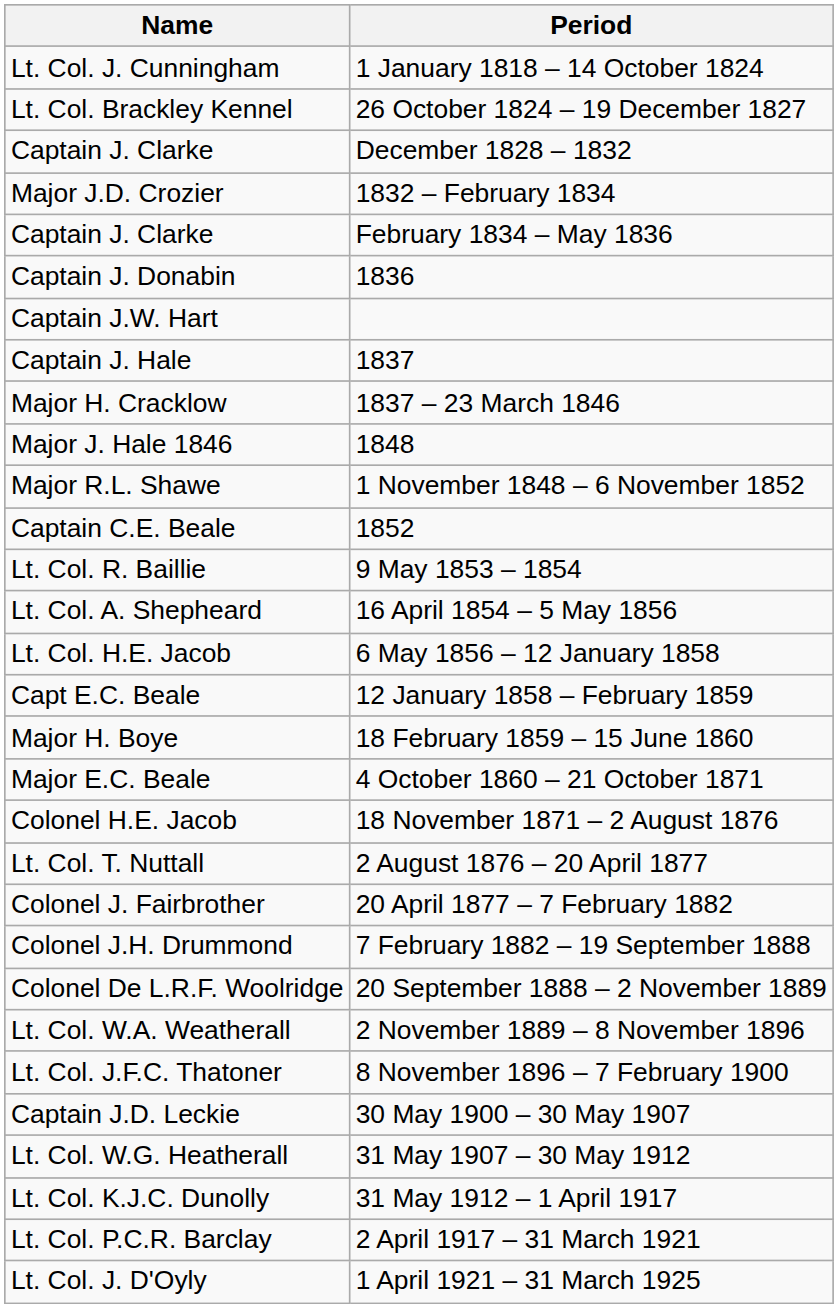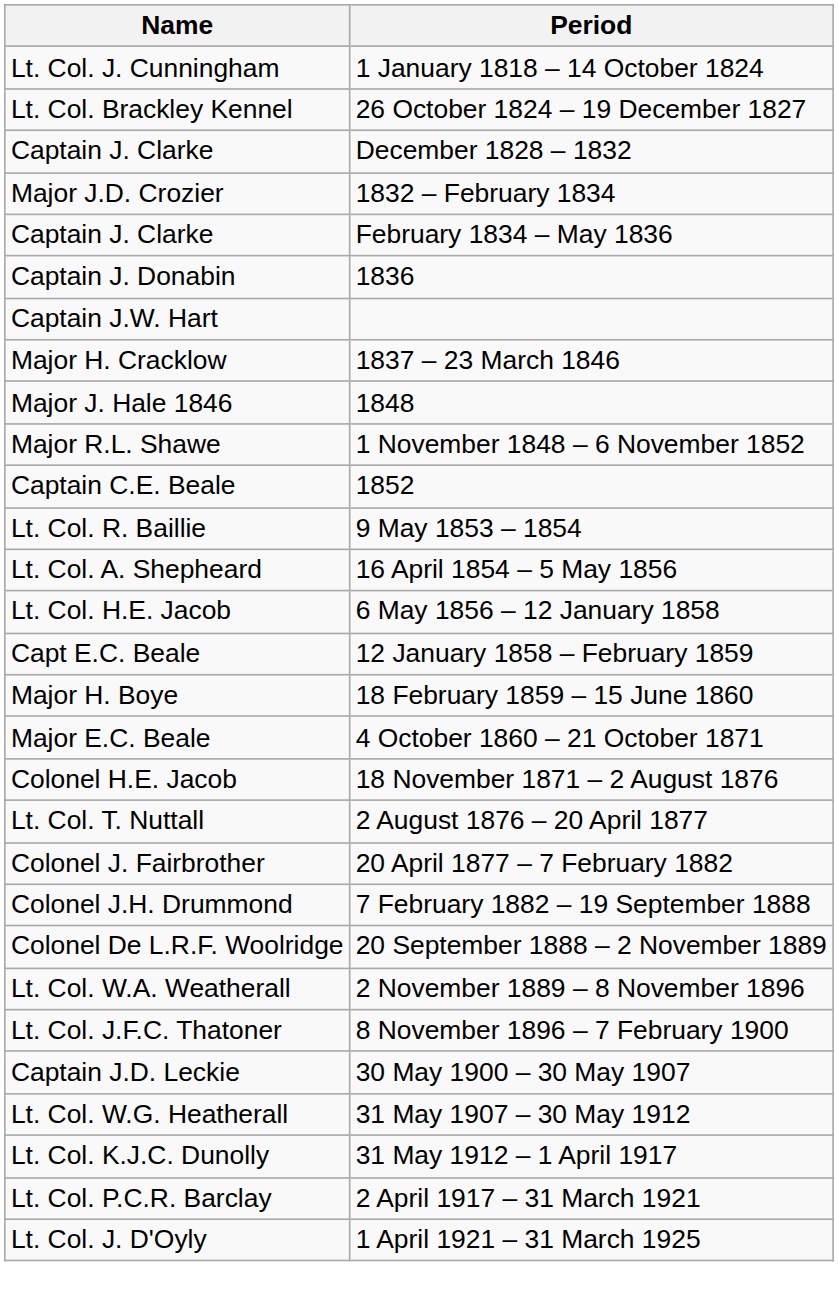- row: (385, 360)
